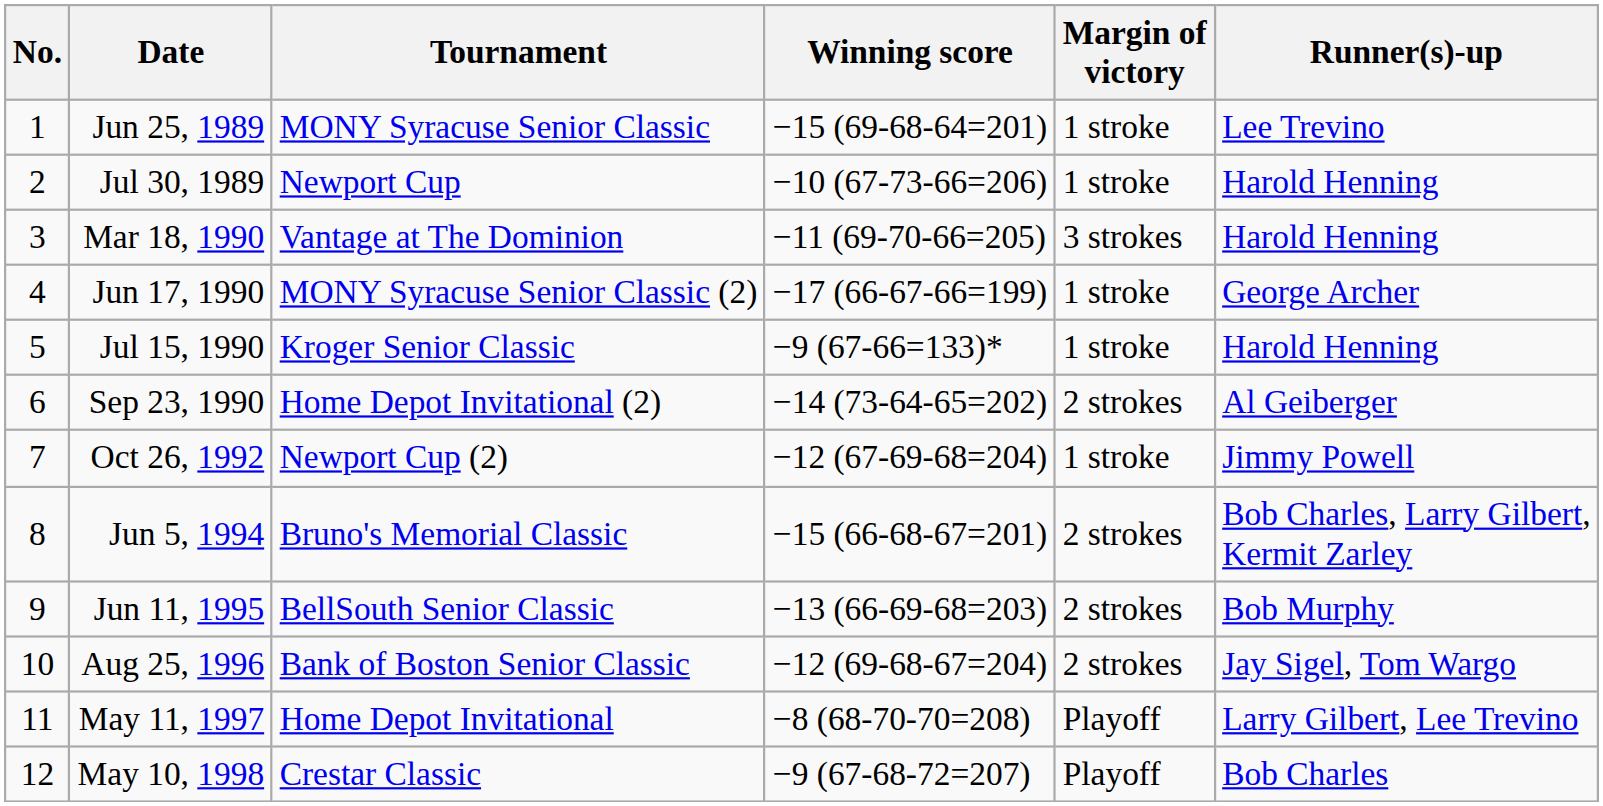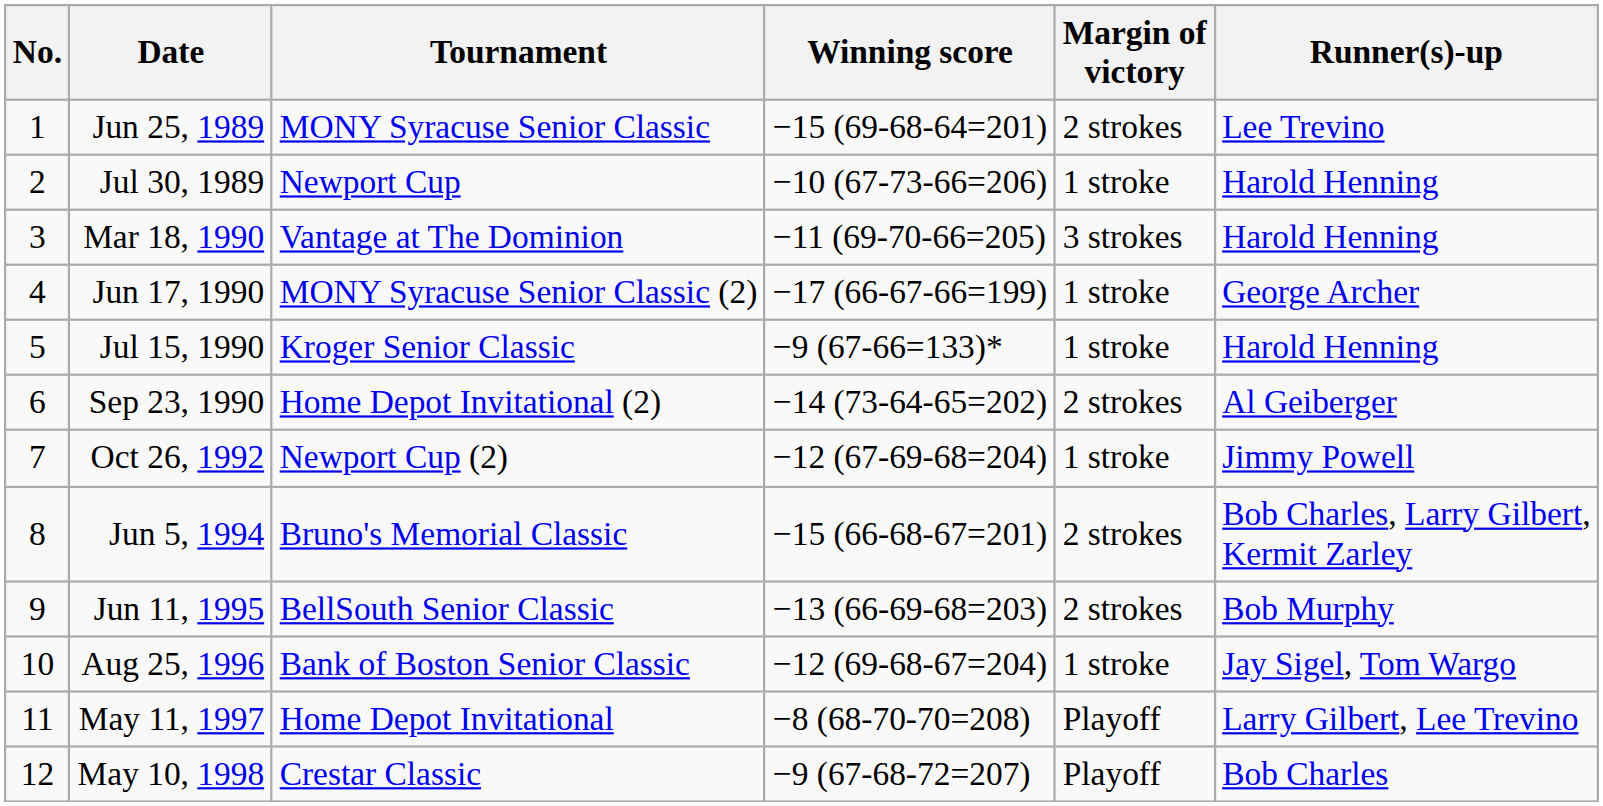(1116, 126) 1 stroke -> (1123, 126) 2 strokes
(1123, 662) 2 strokes -> (1116, 662) 1 stroke
